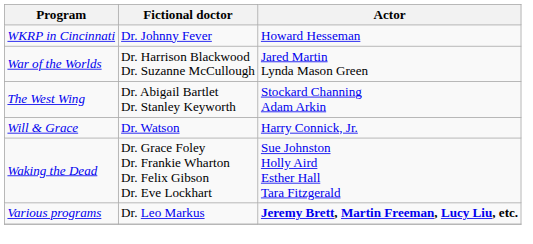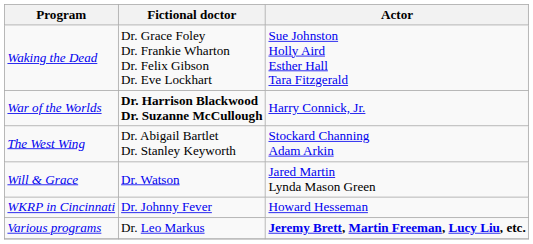rows swapped: (52, 170) <-> (61, 35)
(188, 63) normal -> (192, 108) bold
(314, 63) Jared Martin Lynda Mason Green -> (317, 108) Harry Connick, Jr.
(309, 127) Harry Connick, Jr. -> (322, 179) Jared Martin Lynda Mason Green
